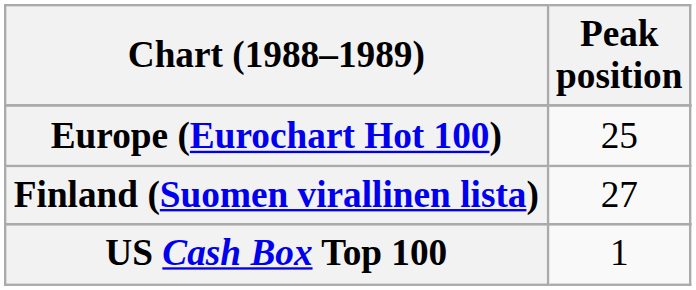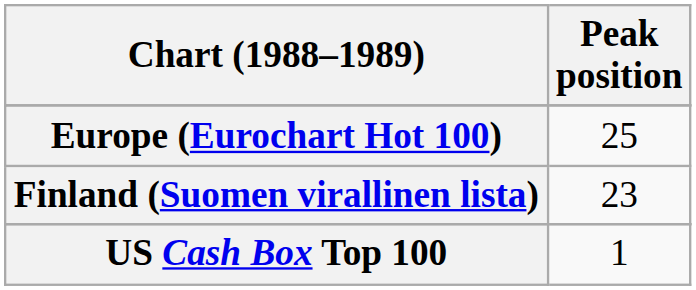(619, 194) 27 -> (619, 194) 23
